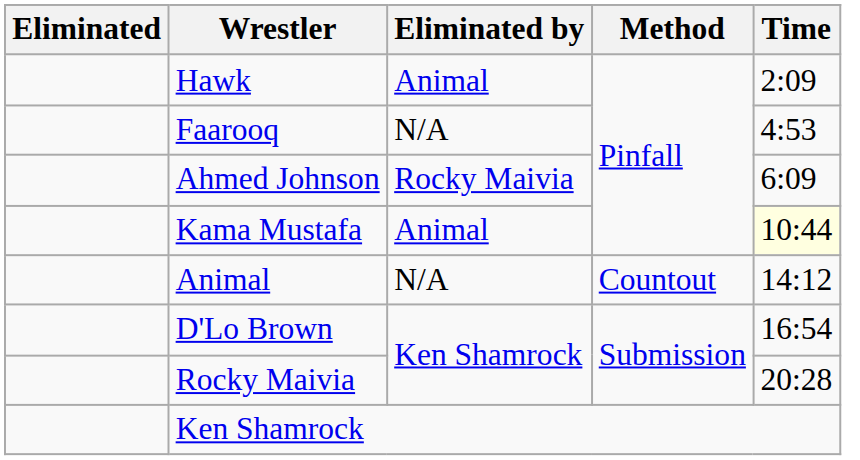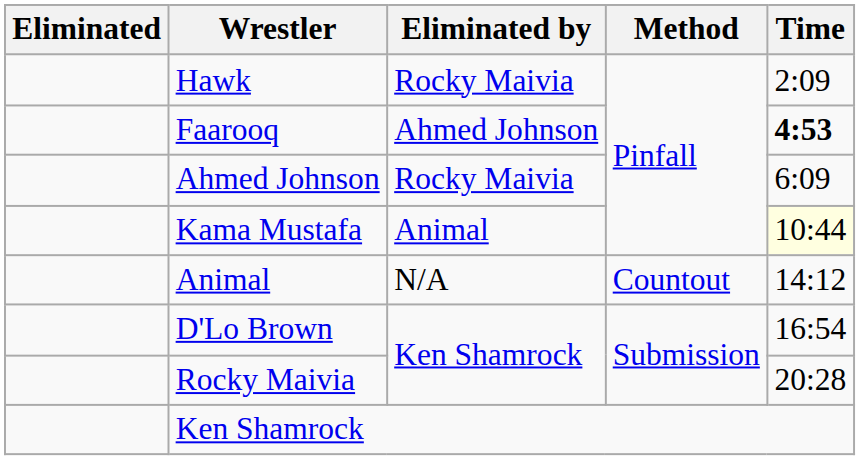(441, 79) Animal -> (484, 79) Rocky Maivia
(421, 129) N/A -> (496, 129) Ahmed Johnson
(788, 129) normal -> (803, 129) bold
